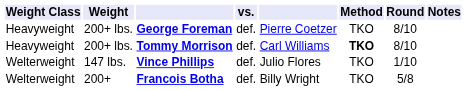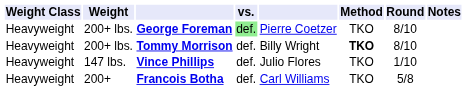(246, 29) no background -> (246, 29) lightgreen background
(295, 46) Carl Williams -> (289, 46) Billy Wright
(40, 62) Welterweight -> (40, 62) Heavyweight
(40, 79) Welterweight -> (40, 79) Heavyweight
(289, 79) Billy Wright -> (295, 79) Carl Williams
